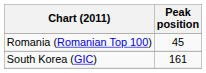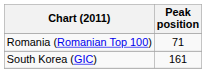(178, 42) 45 -> (178, 42) 71
